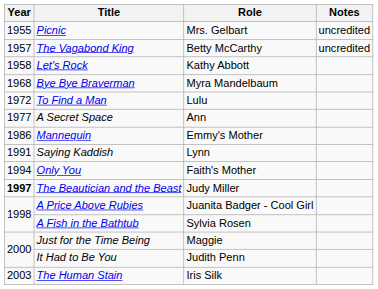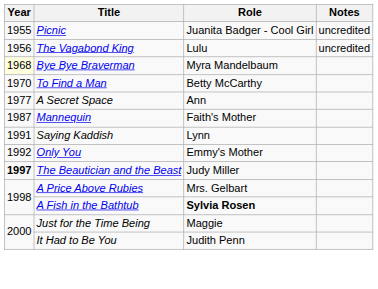(217, 30) Mrs. Gelbart -> (250, 30) Juanita Badger - Cool Girl
(19, 48) 1957 -> (19, 48) 1956
(224, 48) Betty McCarthy -> (197, 48) Lulu
- row: (62, 65)
(19, 83) no background -> (19, 65) lightyellow background
(19, 100) 1972 -> (19, 83) 1970
(197, 100) Lulu -> (224, 83) Betty McCarthy
(19, 135) 1986 -> (19, 118) 1987
(225, 135) Emmy's Mother -> (221, 118) Faith's Mother
(19, 170) 1994 -> (19, 153) 1992
(221, 170) Faith's Mother -> (225, 153) Emmy's Mother
(250, 205) Juanita Badger - Cool Girl -> (217, 188) Mrs. Gelbart
(219, 223) normal -> (221, 205) bold
- row: (79, 275)
